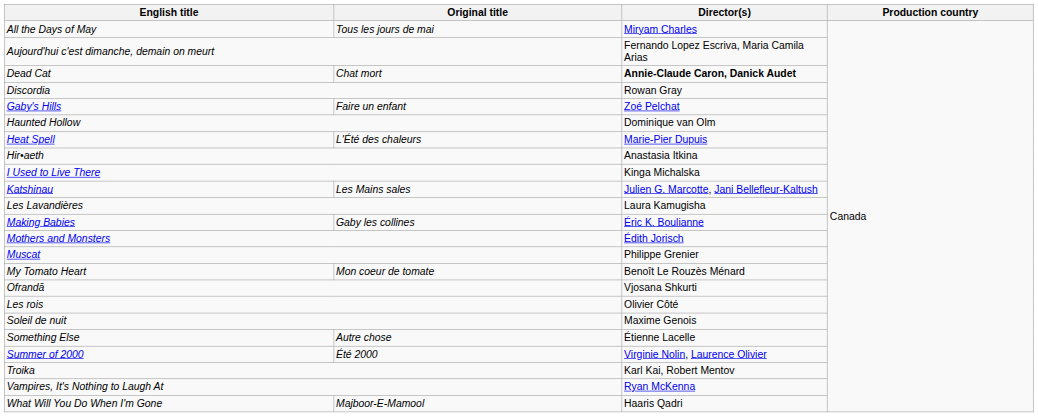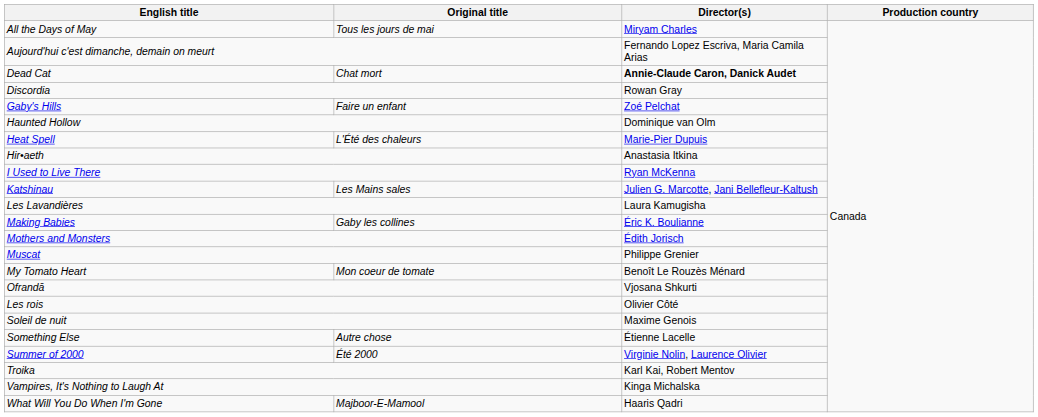(662, 172) Kinga Michalska -> (660, 172) Ryan McKenna
(660, 387) Ryan McKenna -> (662, 387) Kinga Michalska
